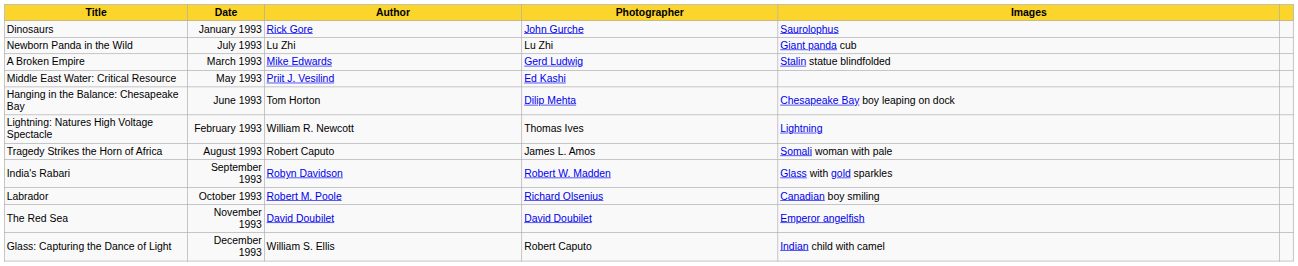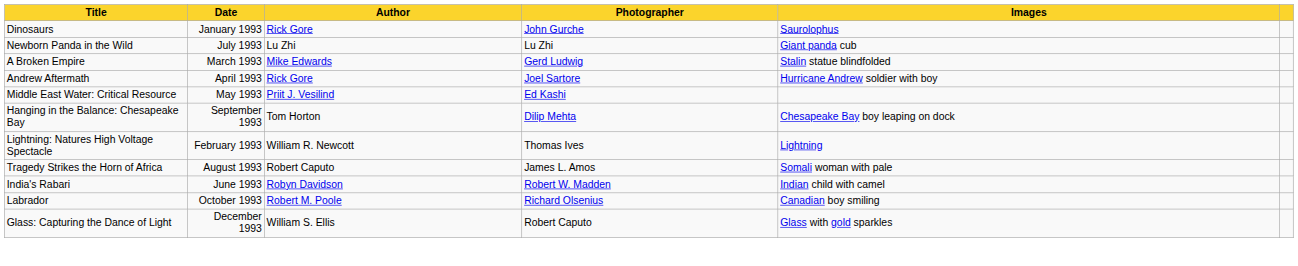+ row: (48, 78)
(237, 101) June 1993 -> (236, 117) September 1993
(236, 173) September 1993 -> (237, 184) June 1993
(836, 173) Glass with gold sparkles -> (833, 184) Indian child with camel
- row: (37, 218)
(833, 246) Indian child with camel -> (836, 223) Glass with gold sparkles
